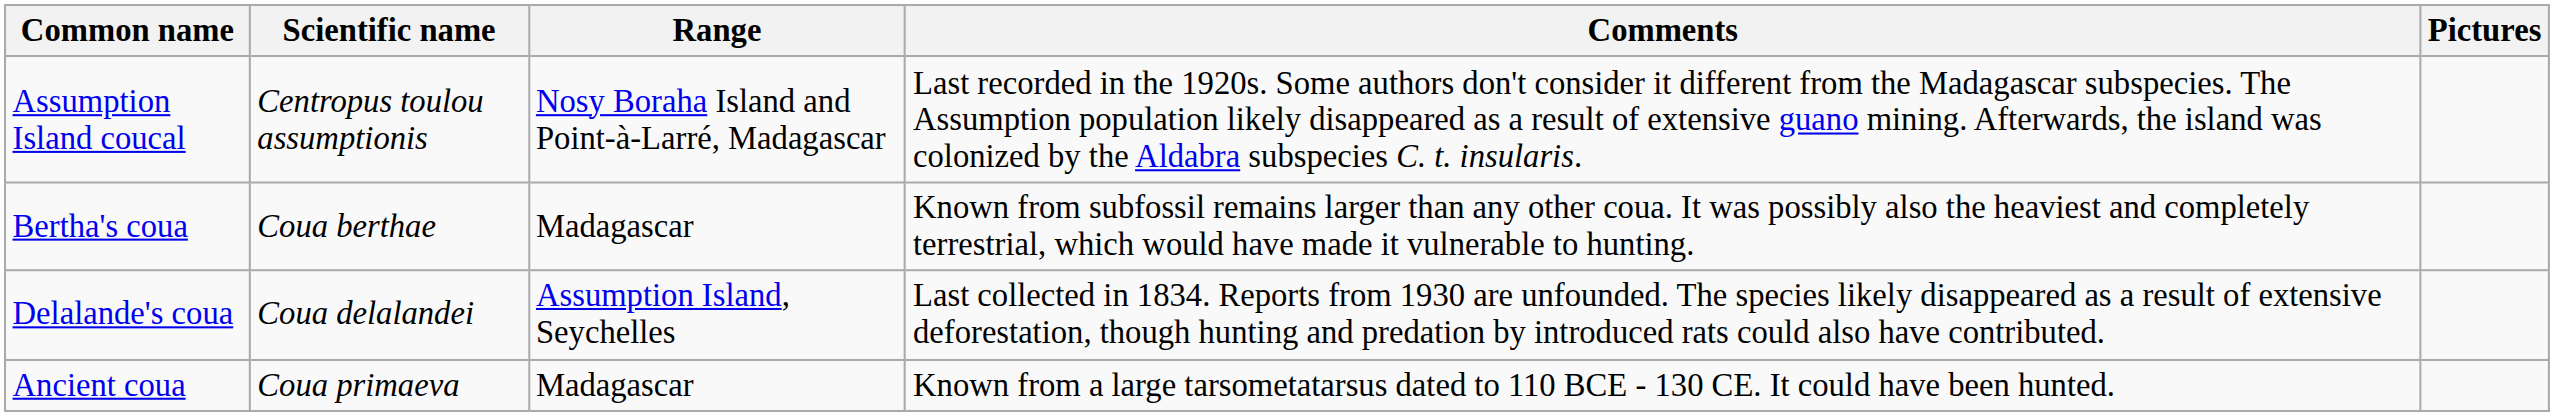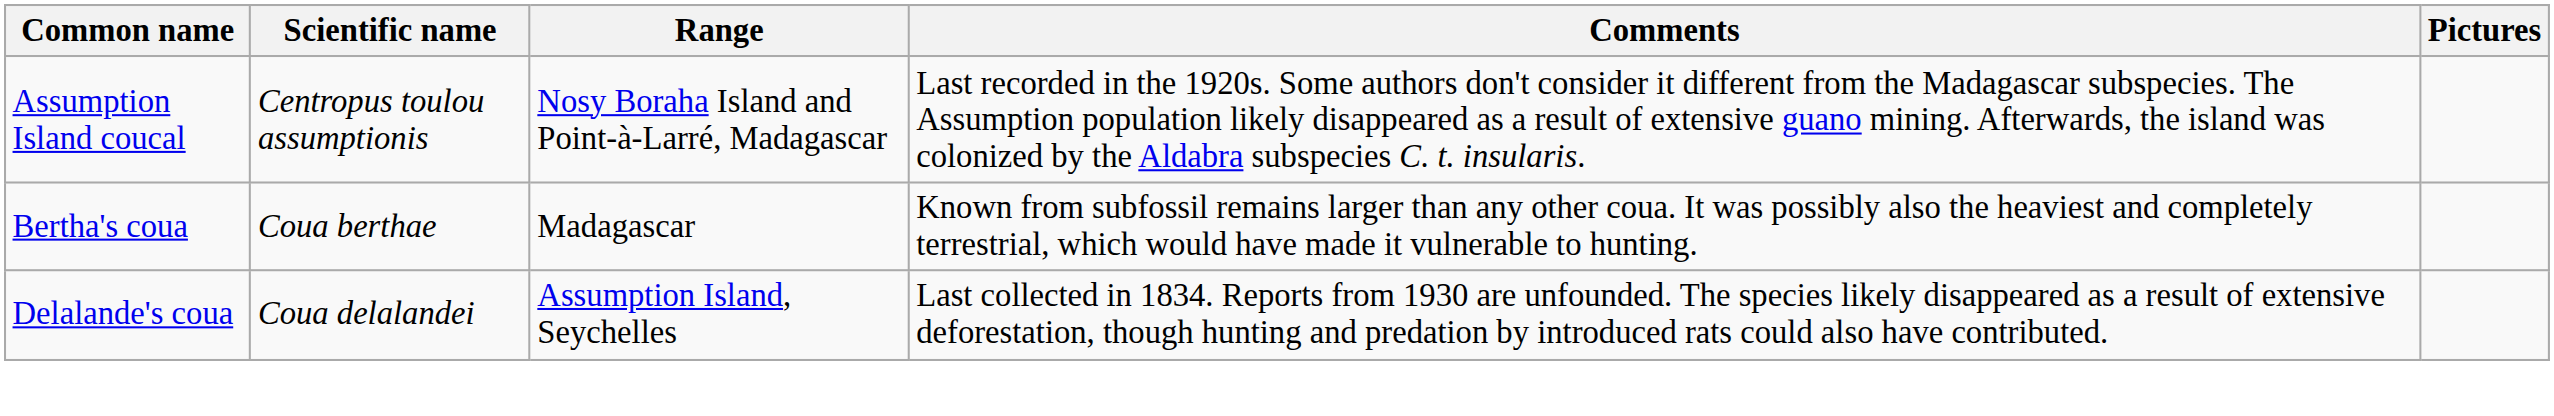- row: (99, 384)
